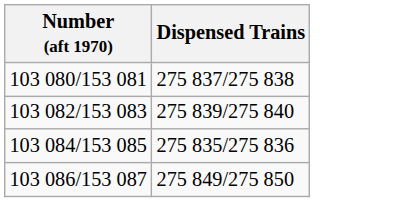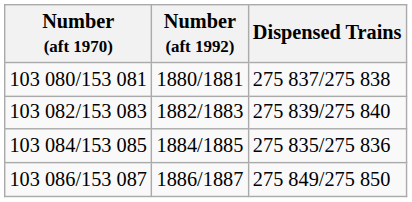+ column: (200, 33)
